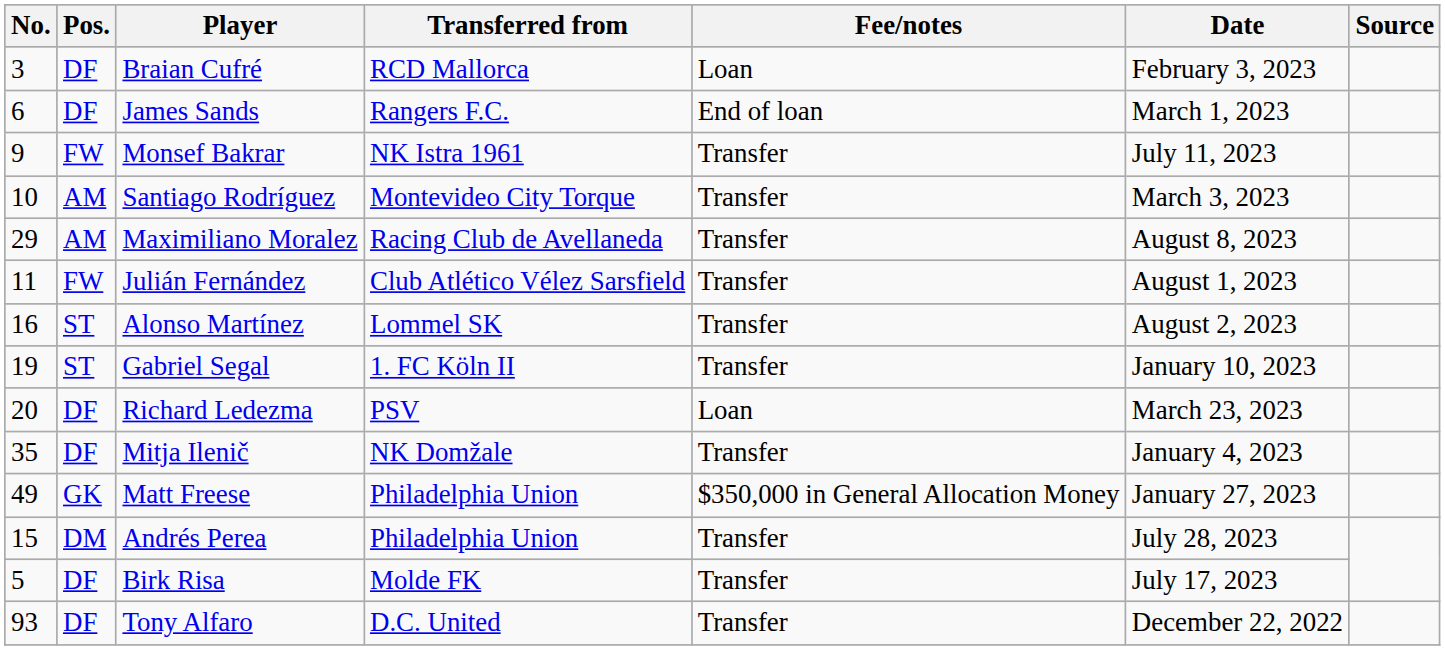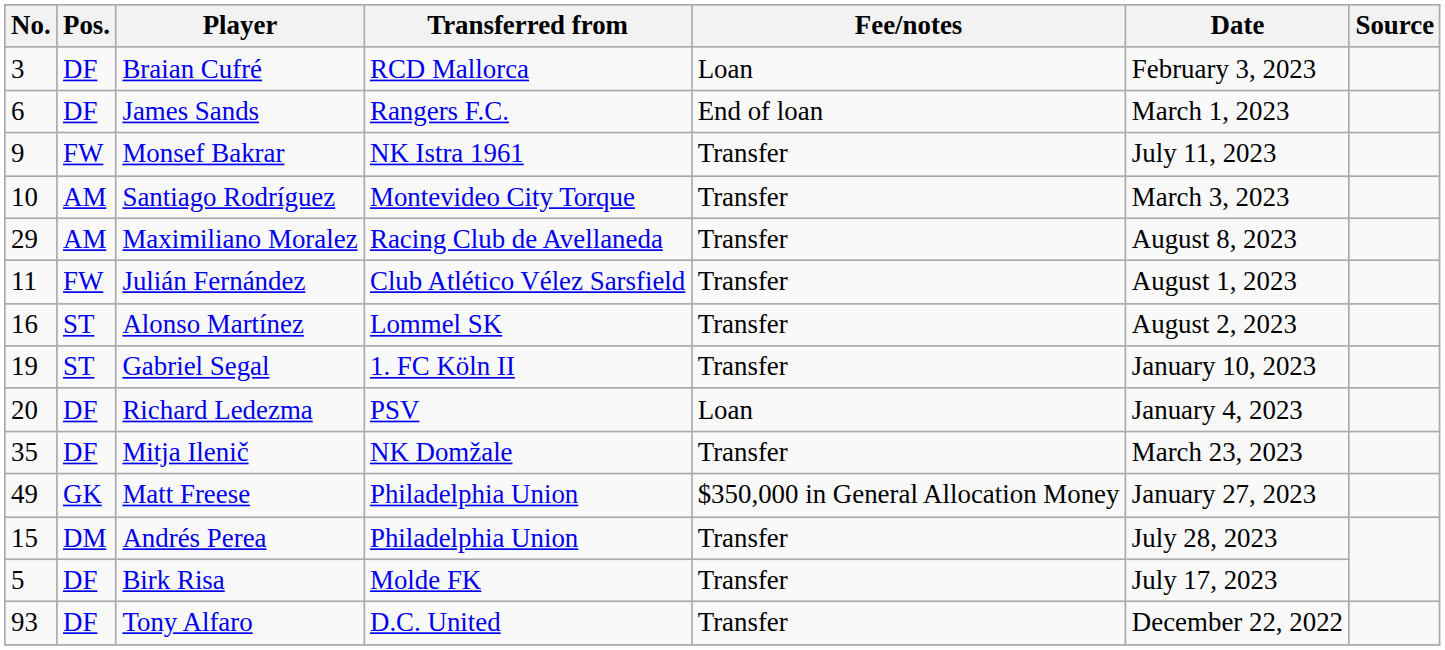(1217, 409) March 23, 2023 -> (1217, 409) January 4, 2023
(1217, 452) January 4, 2023 -> (1217, 452) March 23, 2023
